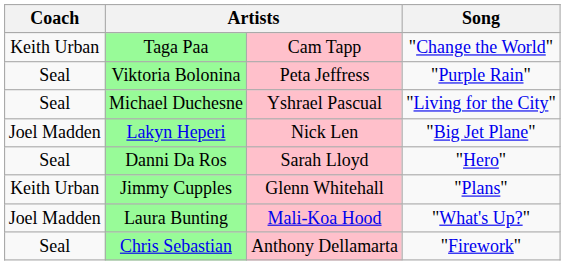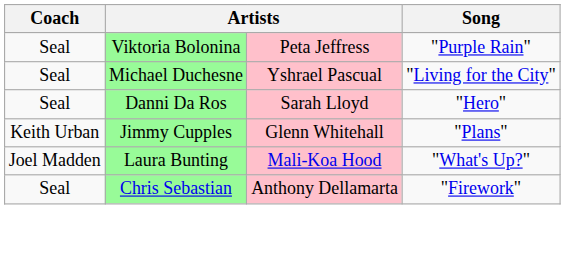- row: (176, 47)
- row: (176, 132)
